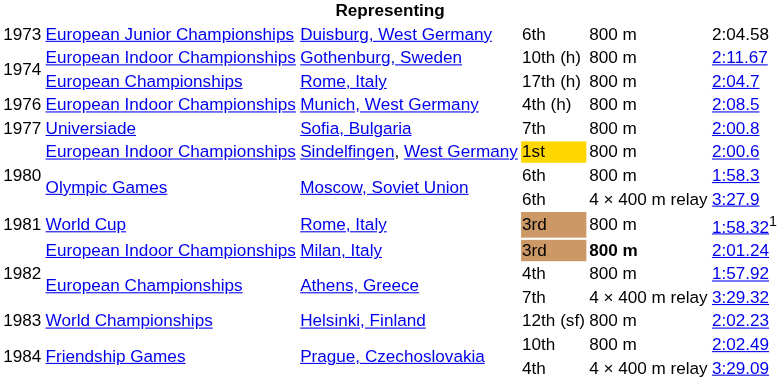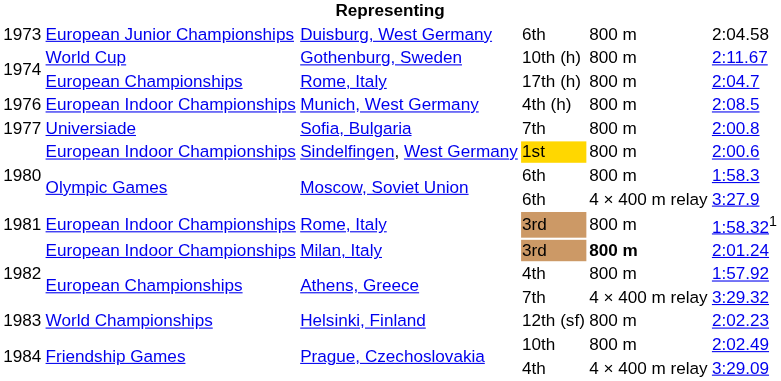(171, 57) European Indoor Championships -> (86, 57) World Cup
(86, 224) World Cup -> (171, 224) European Indoor Championships
